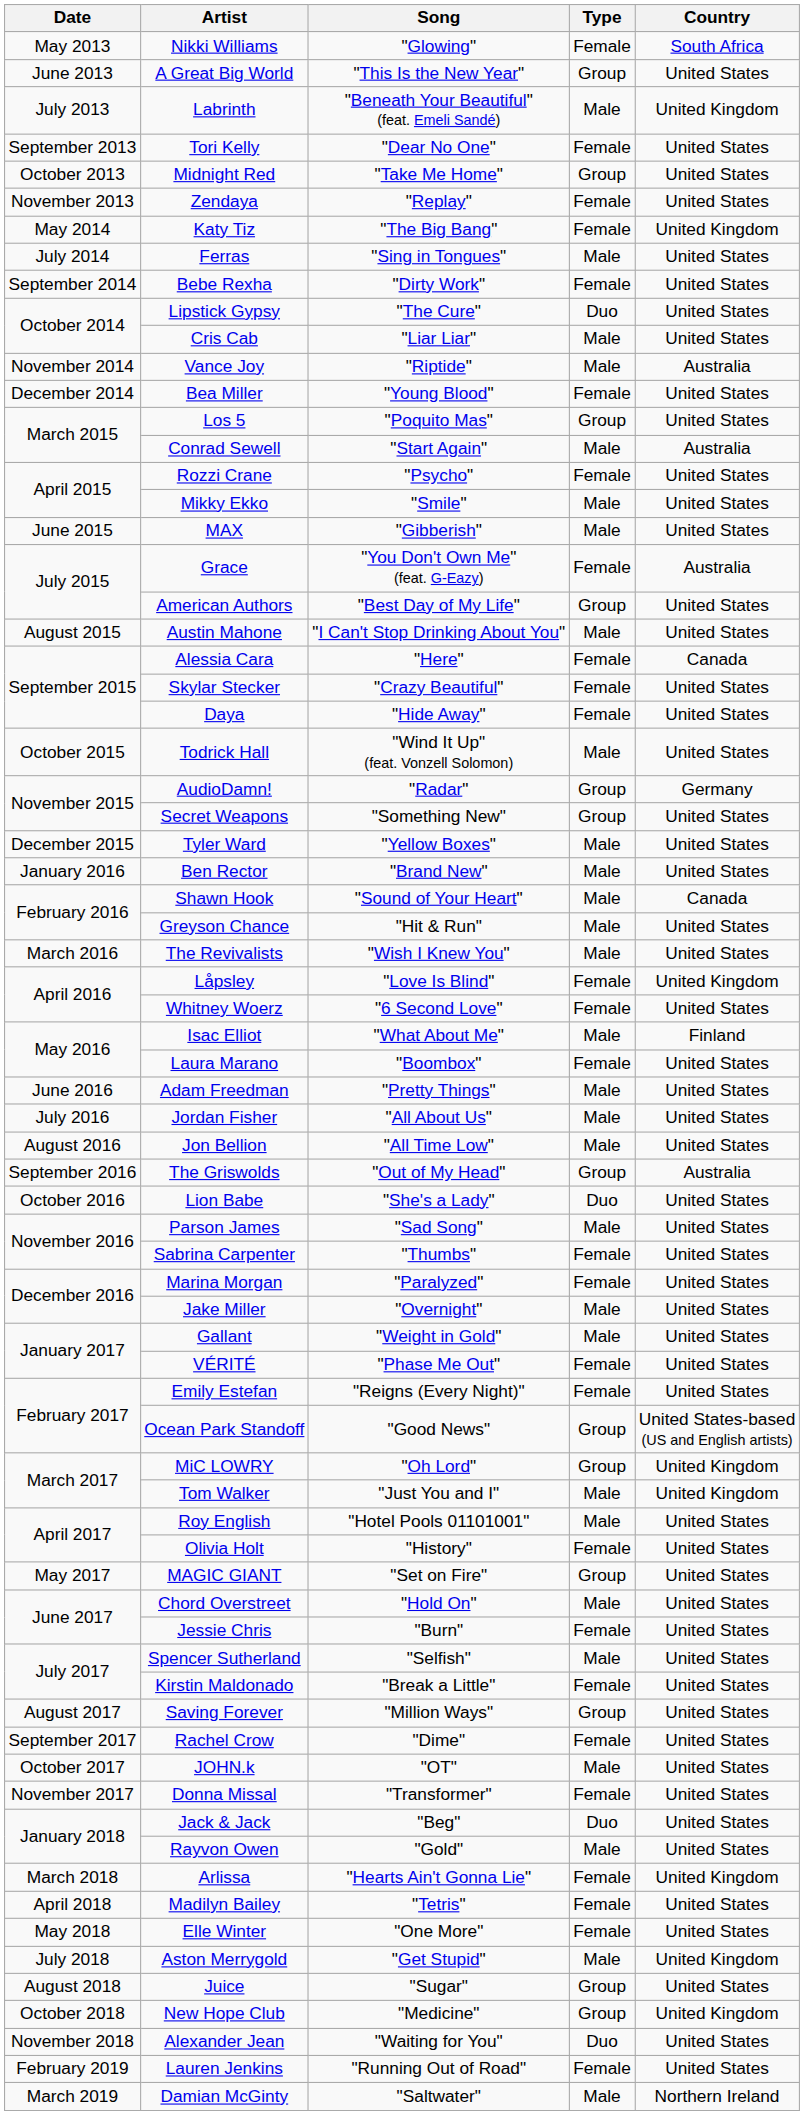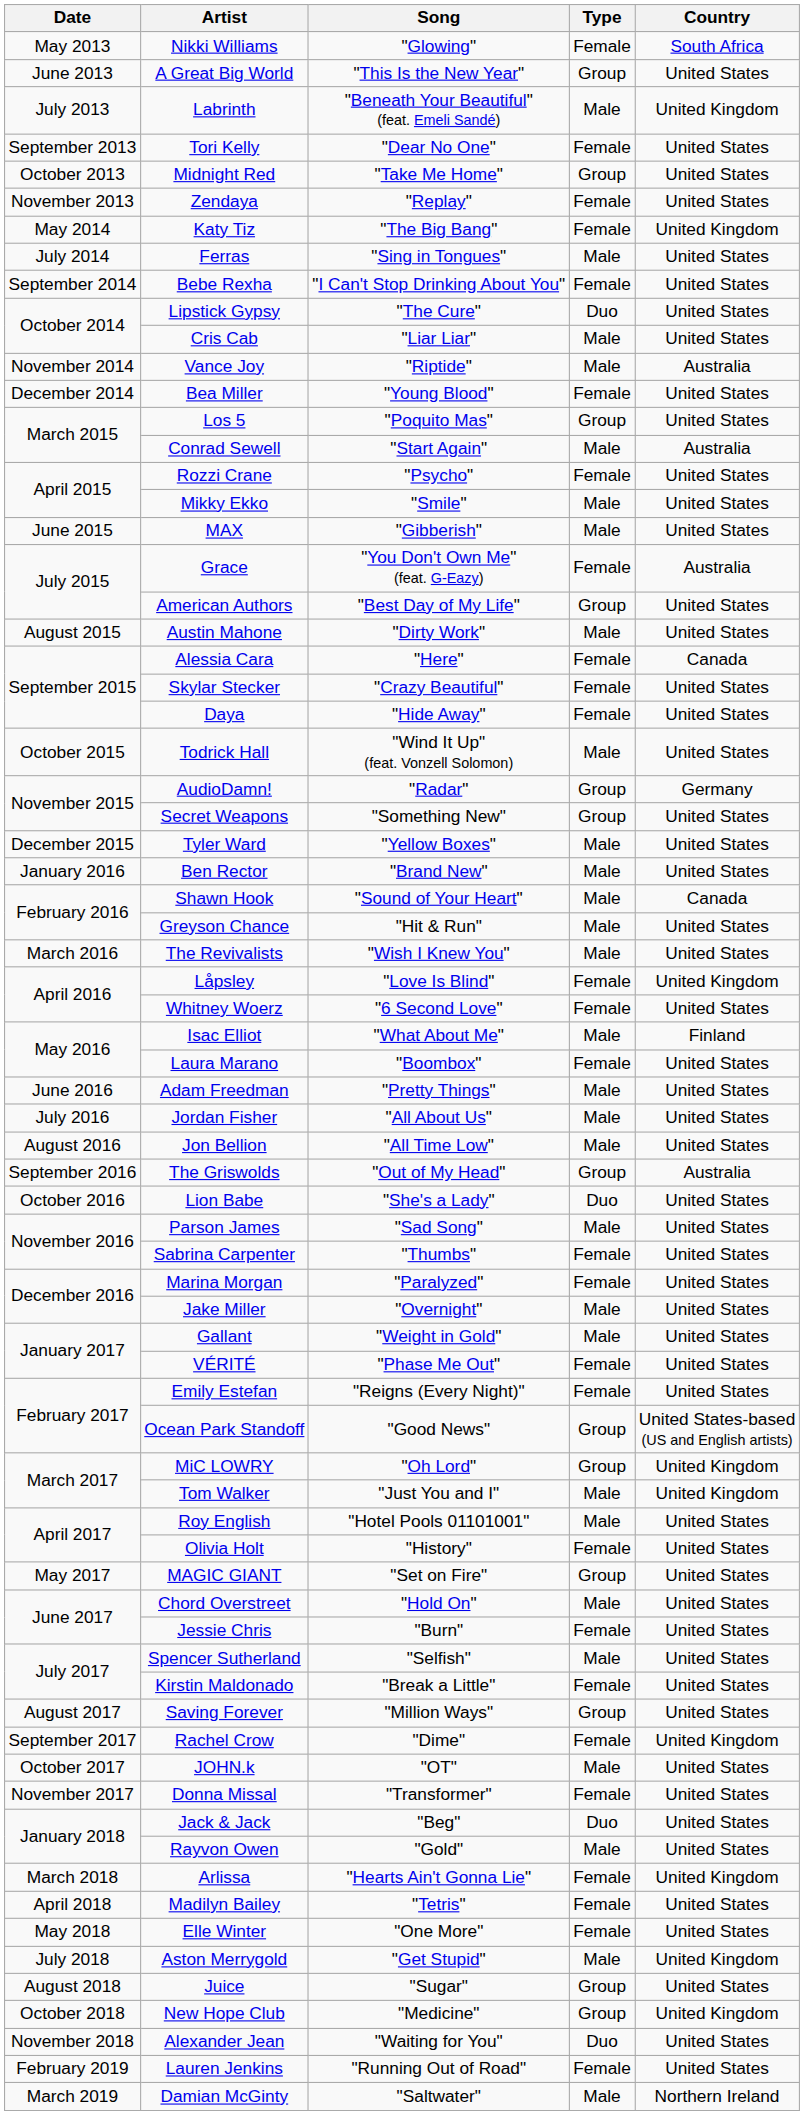(439, 284) "Dirty Work" -> (439, 284) "I Can't Stop Drinking About You"
(439, 632) "I Can't Stop Drinking About You" -> (439, 632) "Dirty Work"
(717, 1740) United States -> (717, 1740) United Kingdom
